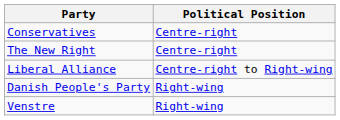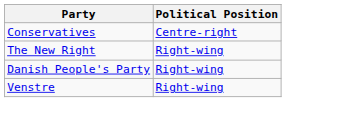(196, 51) Centre-right -> (190, 51) Right-wing
- row: (62, 69)
